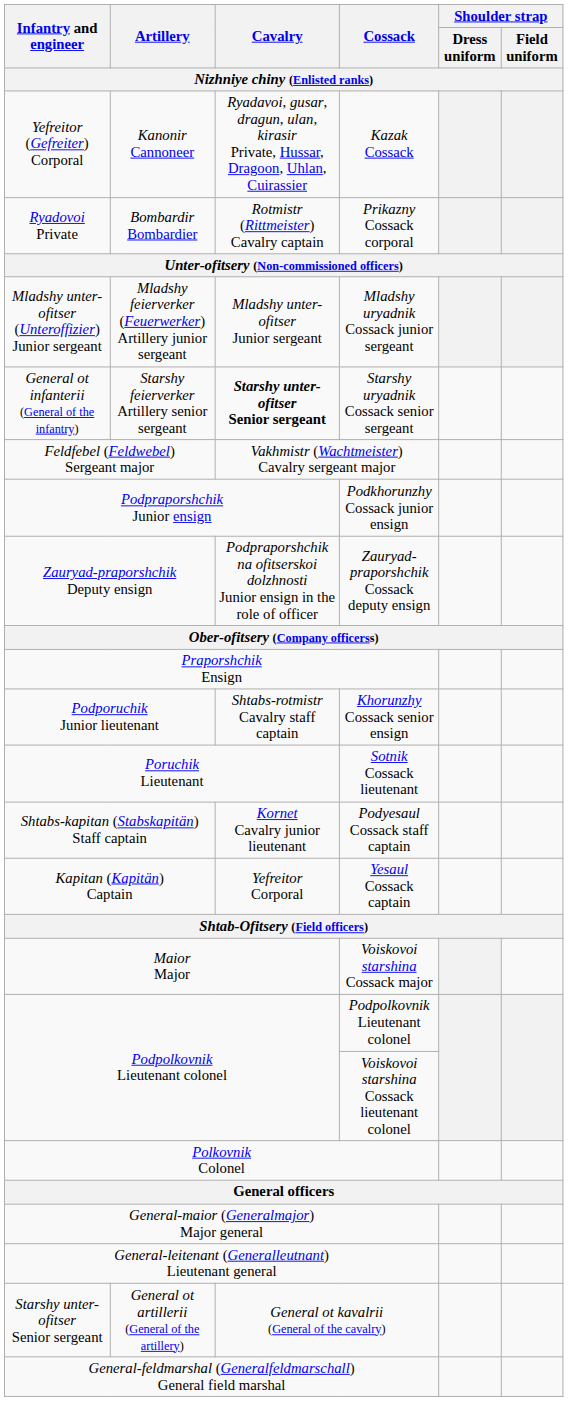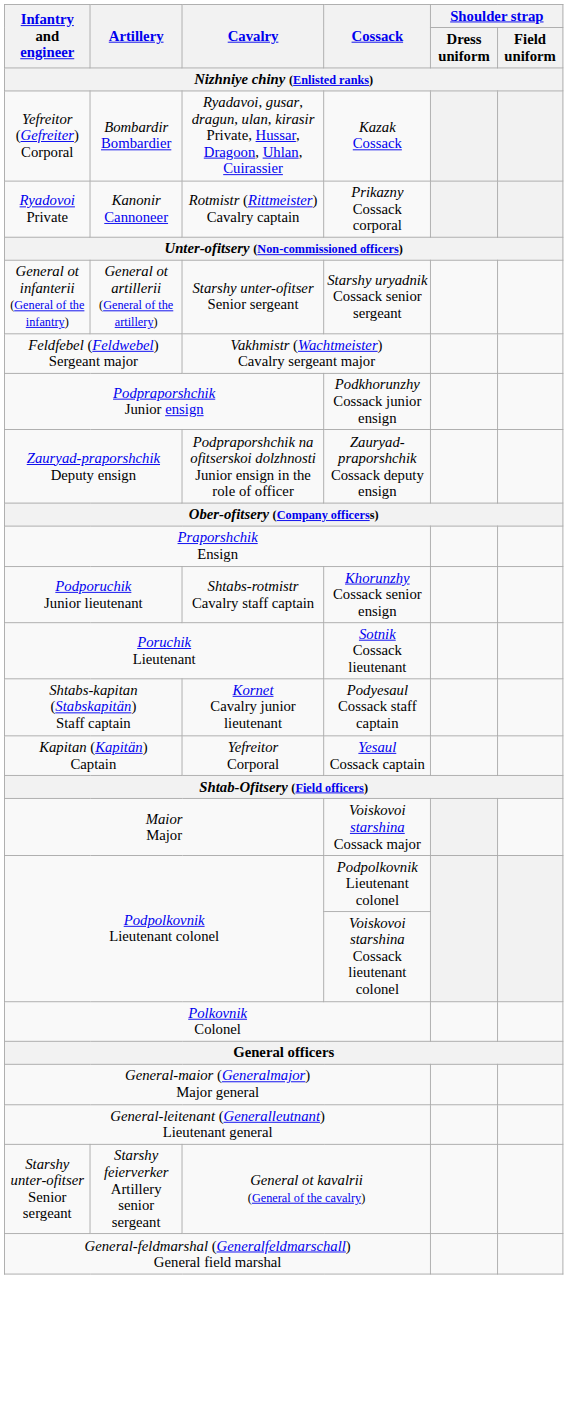(162, 144) Kanonir Cannoneer -> (136, 135) Bombardir Bombardier
(162, 225) Bombardir Bombardier -> (136, 208) Kanonir Cannoneer
- row: (389, 321)
(162, 403) Starshy feierverker Artillery senior sergeant -> (136, 297) General ot artillerii (General of the artillery)
(277, 403) bold -> (253, 297) normal
(162, 1320) General ot artillerii (General of the artillery) -> (136, 1189) Starshy feierverker Artillery senior sergeant
